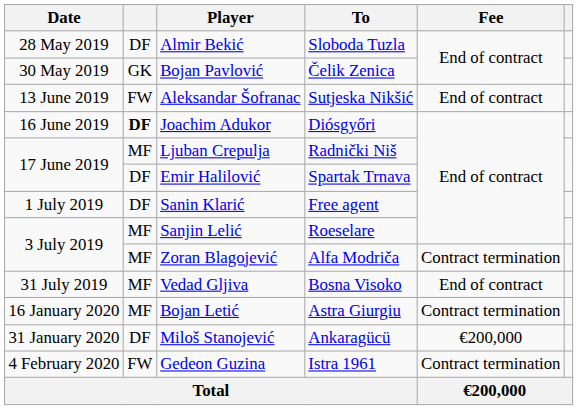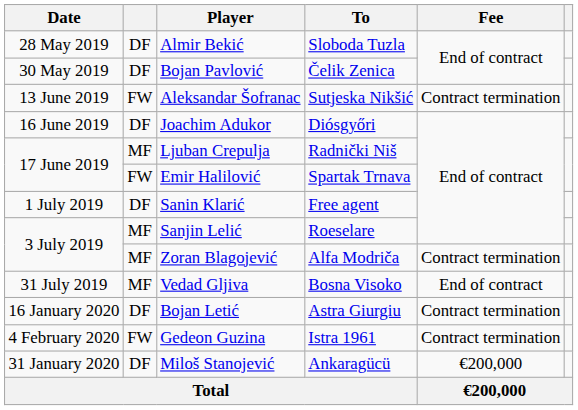(140, 71) GK -> (140, 71) DF
(491, 97) End of contract -> (491, 97) Contract termination
(140, 124) bold -> (140, 124) normal
(140, 177) DF -> (140, 177) FW
(140, 310) MF -> (140, 310) DF
rows swapped: (217, 337) <-> (213, 364)
